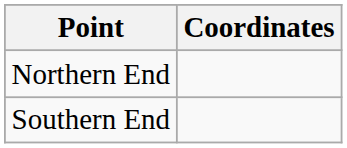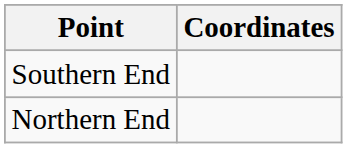rows swapped: (91, 73) <-> (91, 119)
